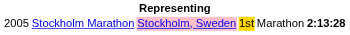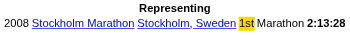(17, 23) 2005 -> (17, 23) 2008
(187, 23) pink background -> (187, 23) no background
